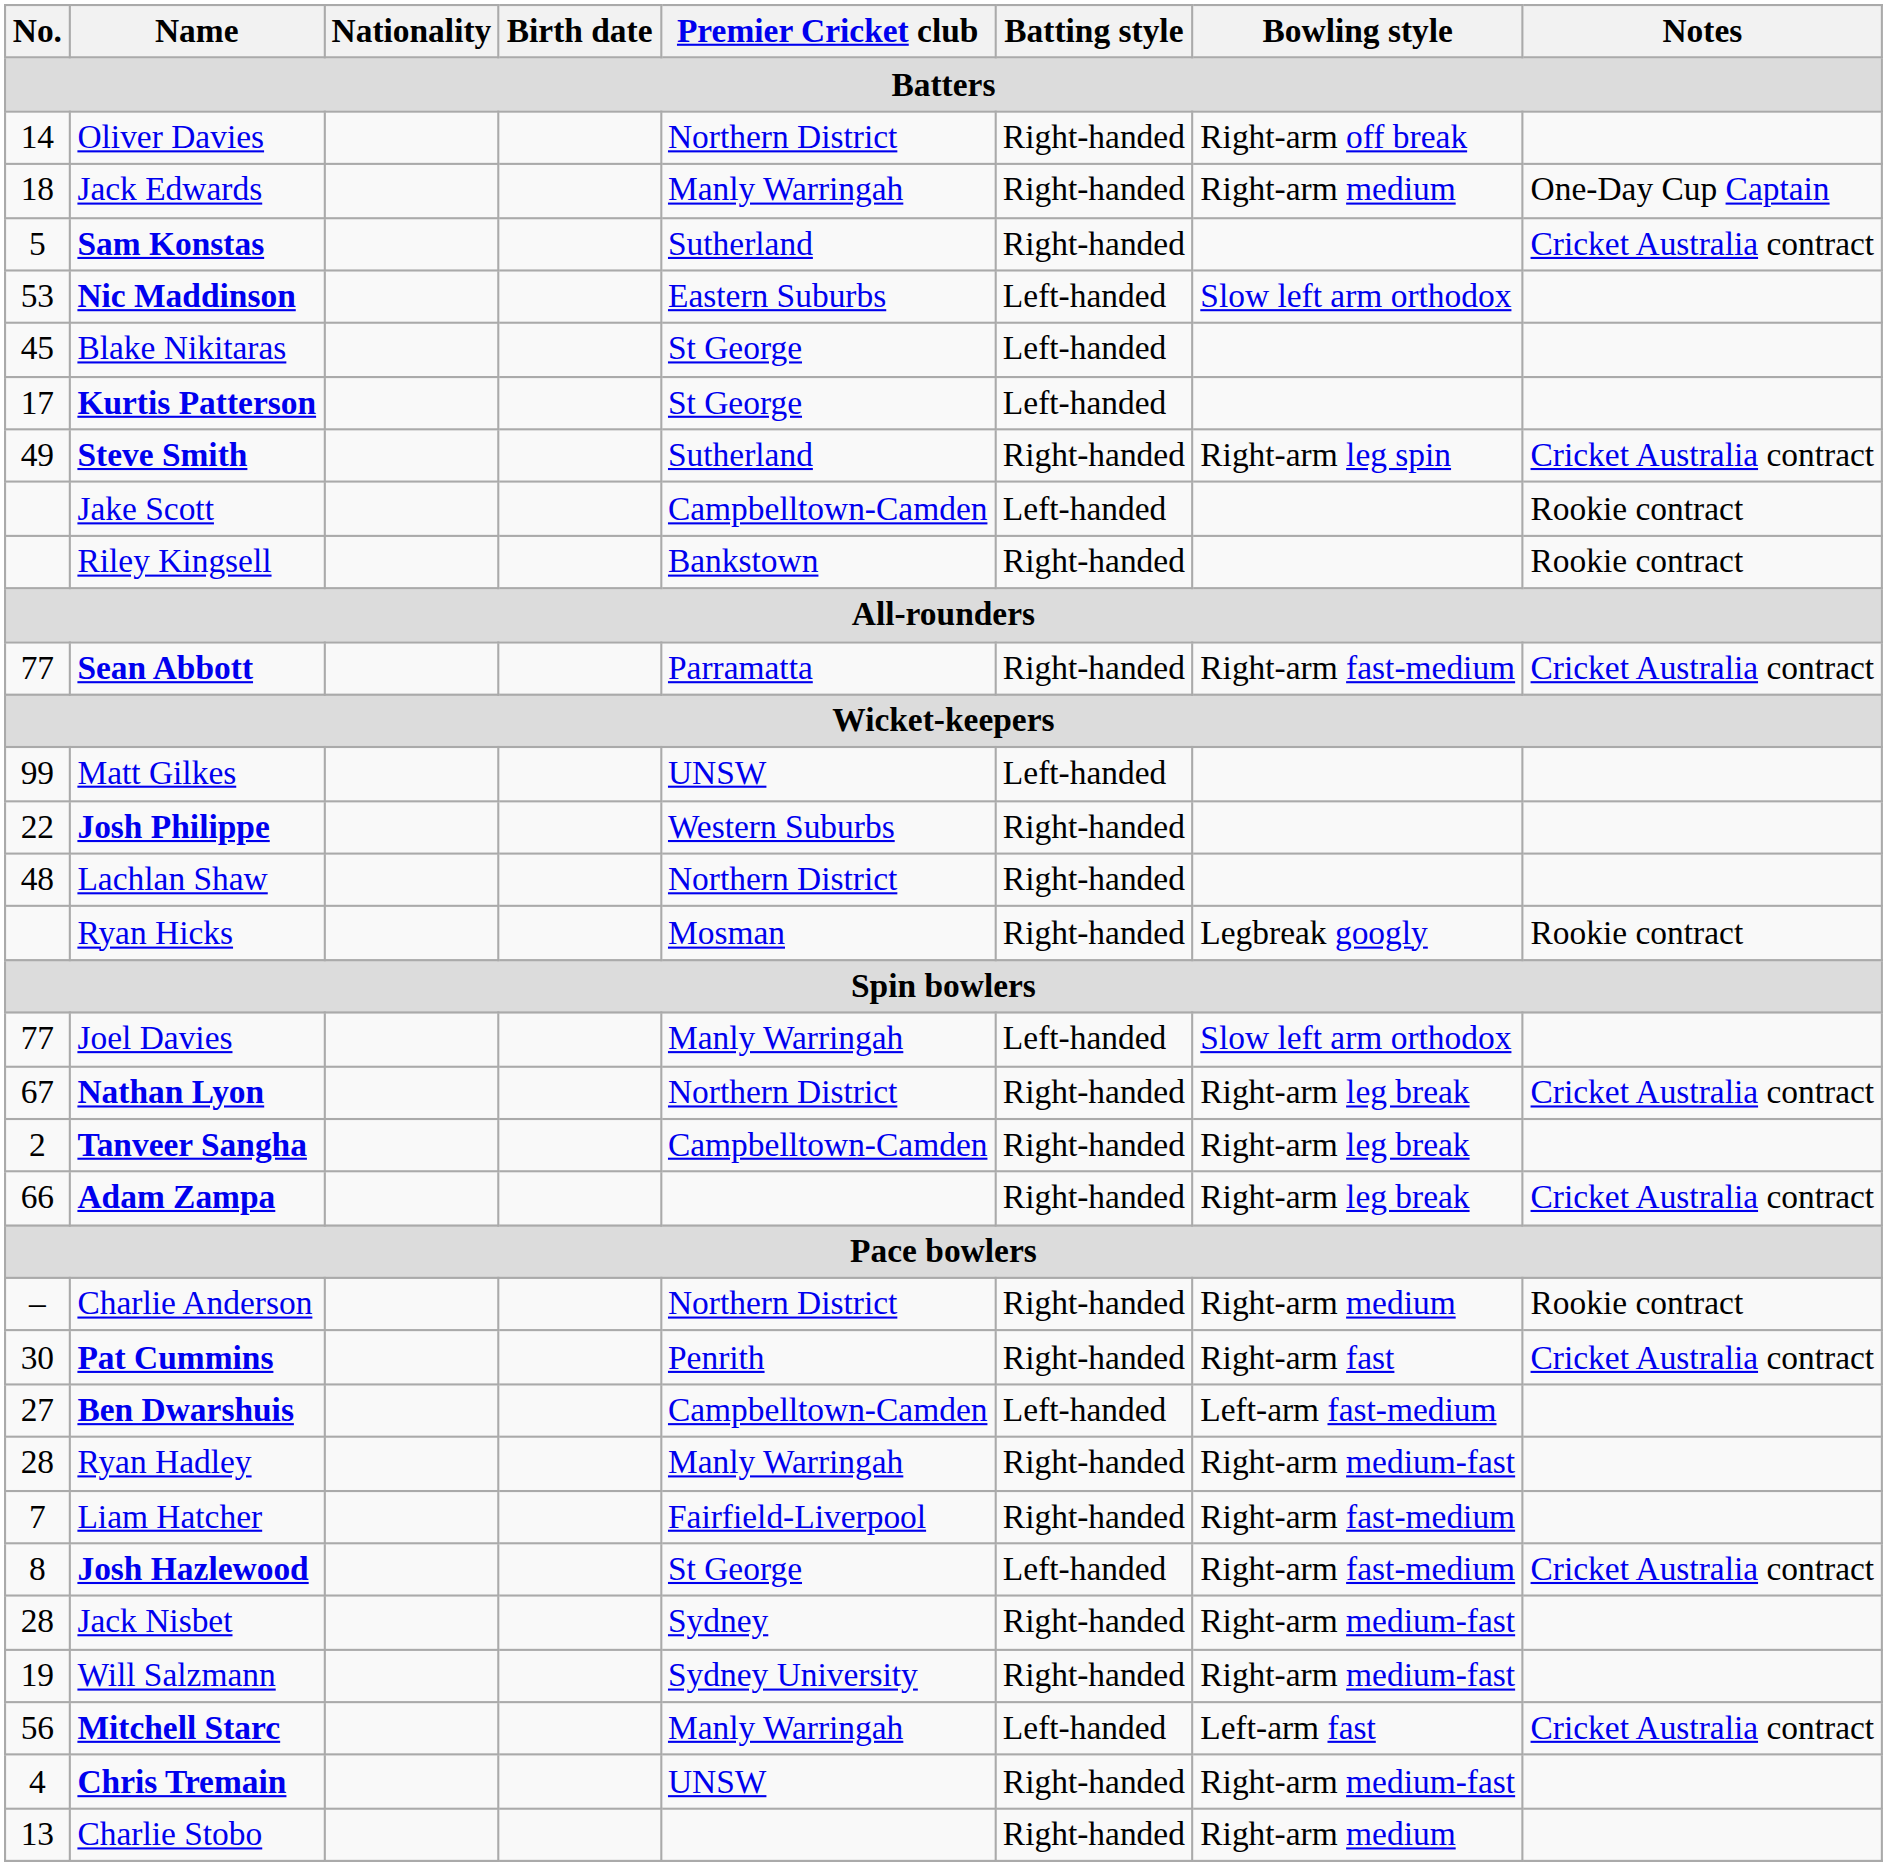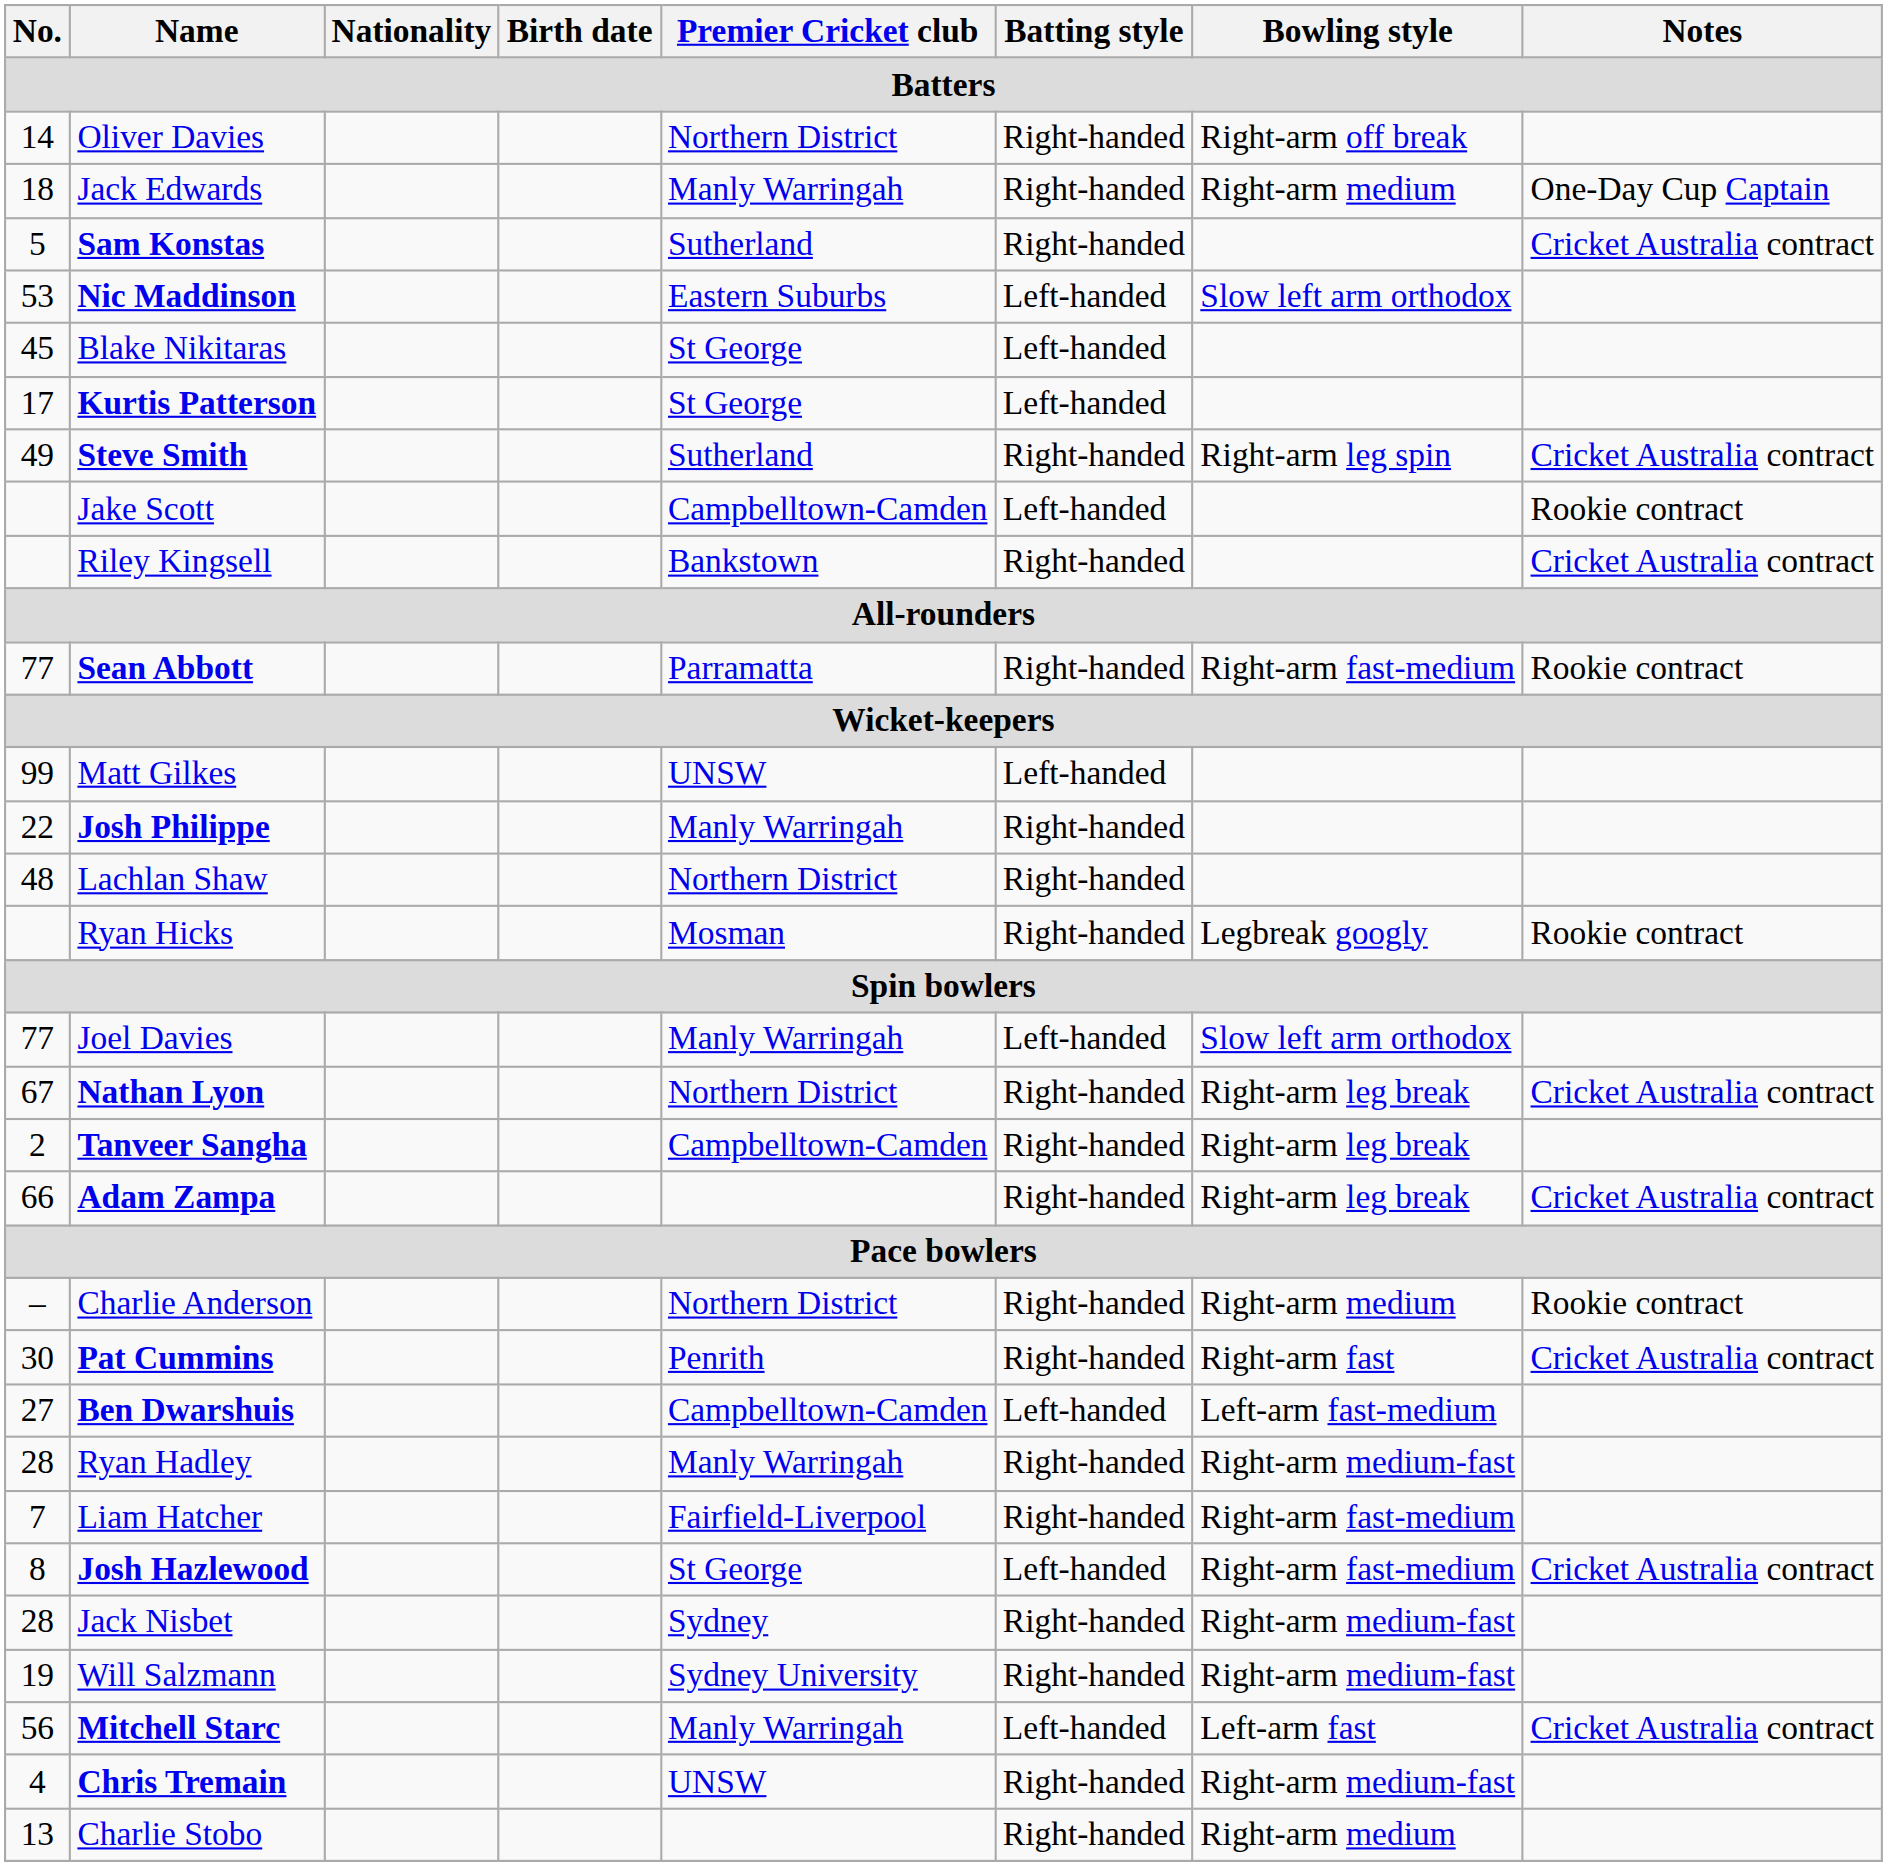(1637, 561) Rookie contract -> (1702, 561) Cricket Australia contract
(1702, 667) Cricket Australia contract -> (1637, 667) Rookie contract
(781, 826) Western Suburbs -> (786, 826) Manly Warringah
